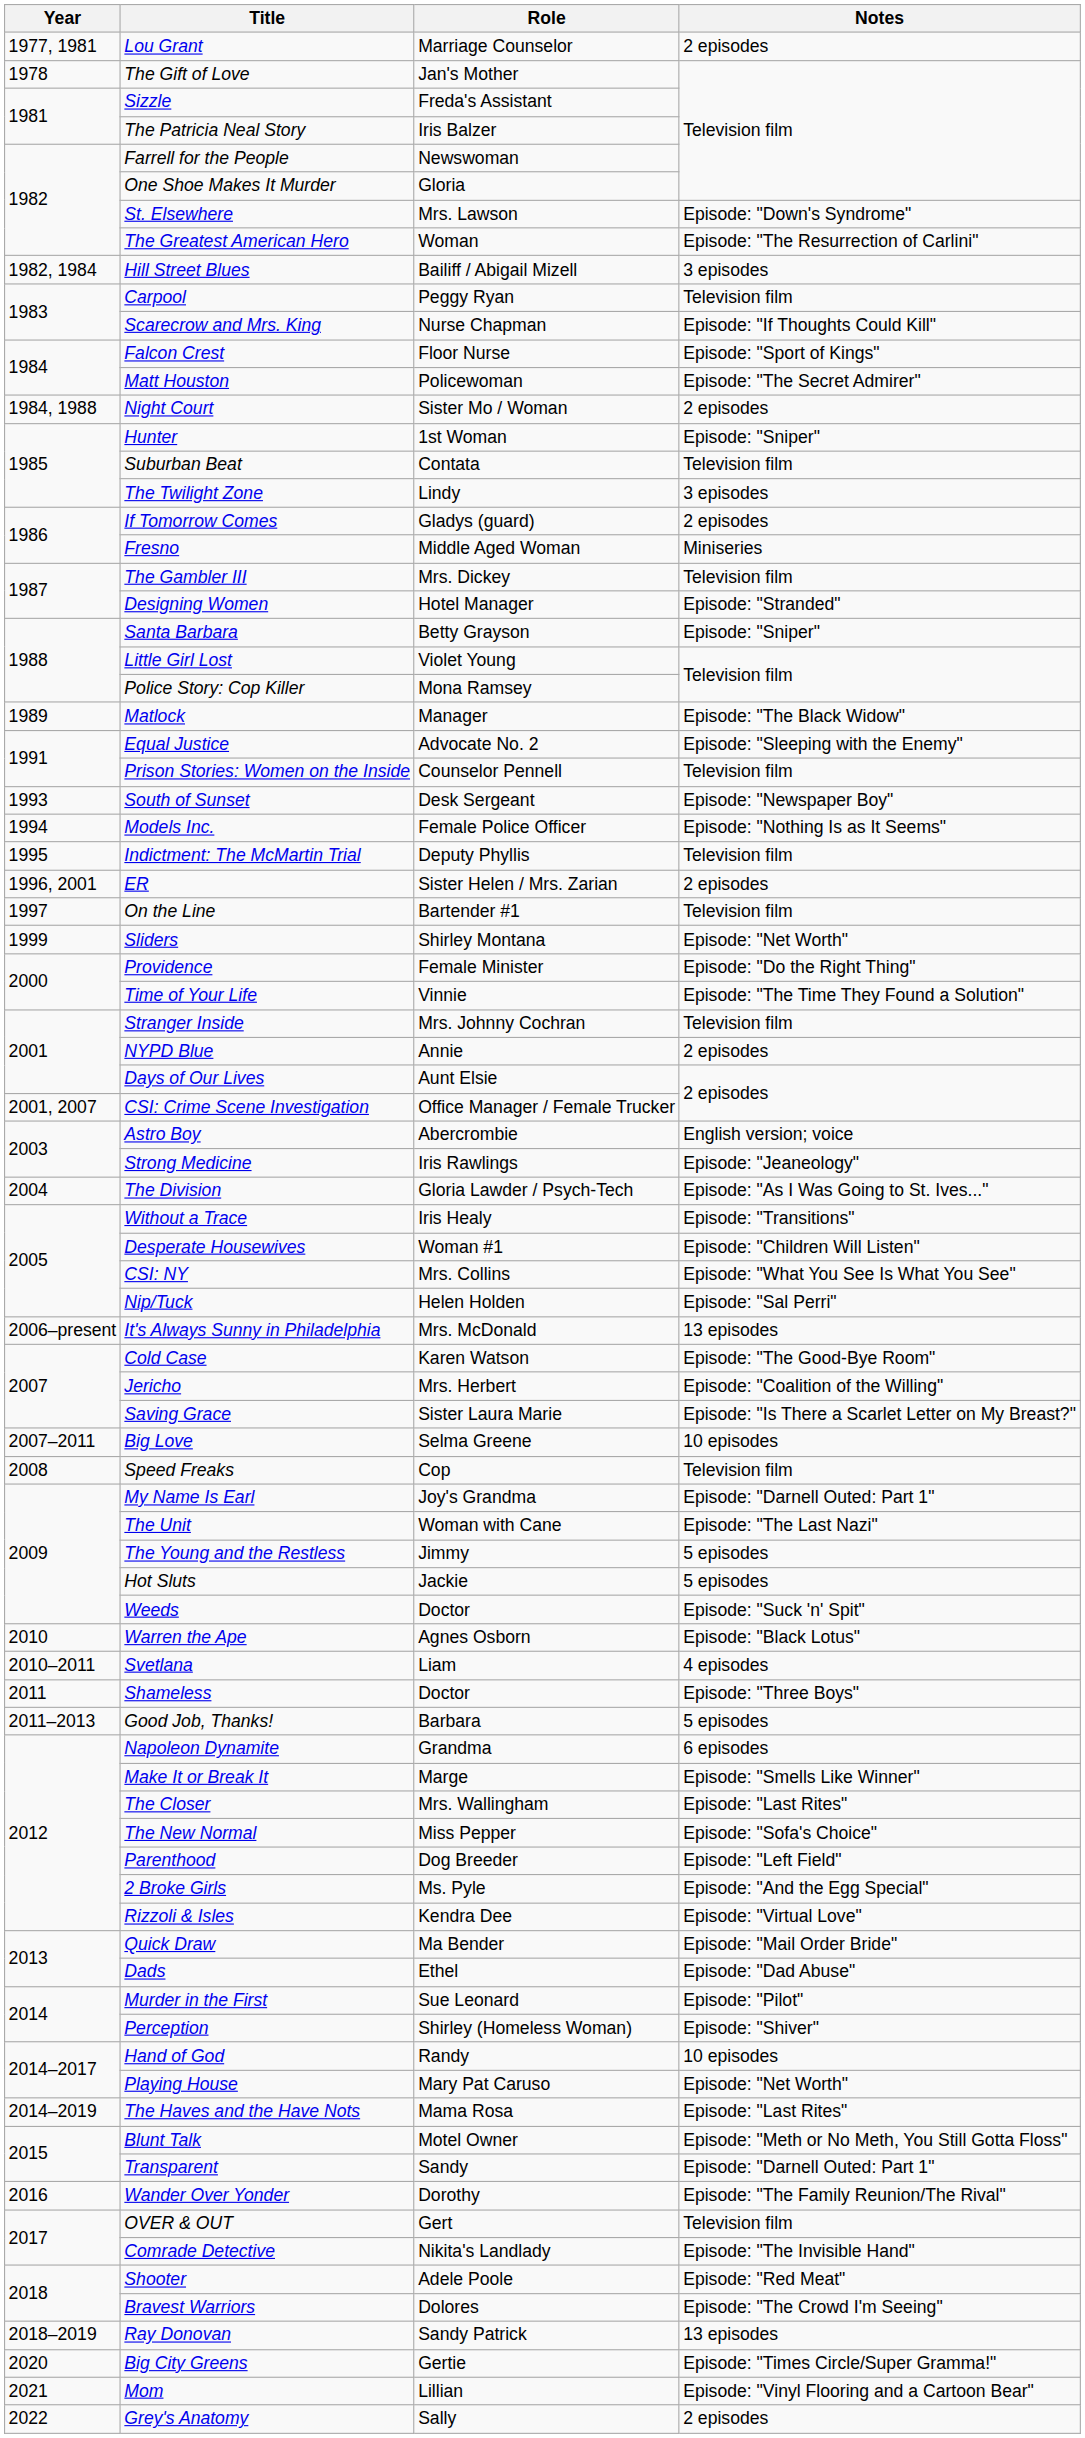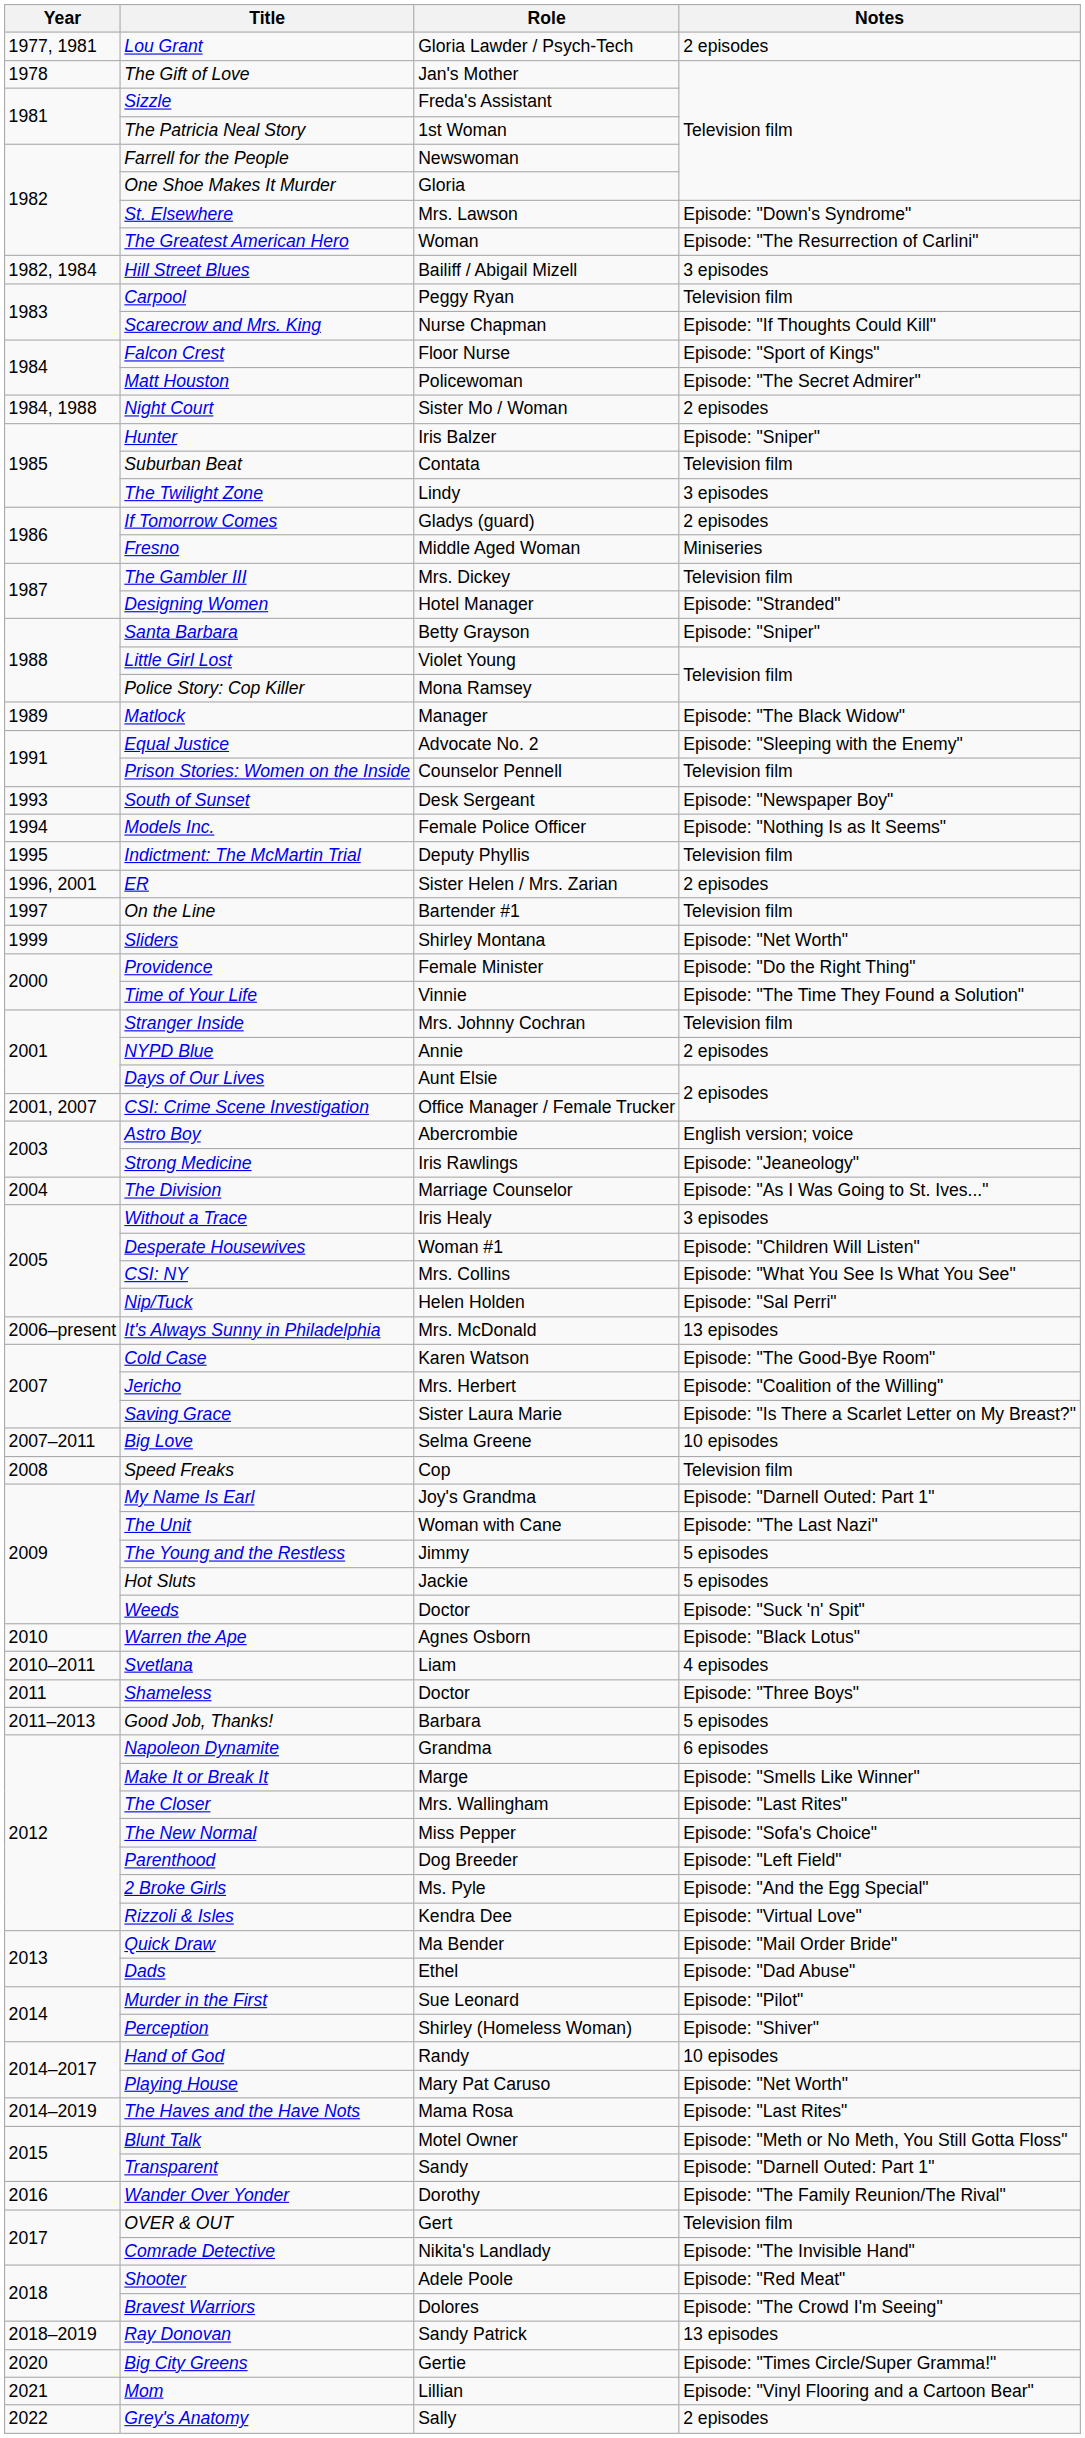(495, 46) Marriage Counselor -> (526, 46) Gloria Lawder / Psych-Tech
(457, 130) Iris Balzer -> (462, 130) 1st Woman
(462, 437) 1st Woman -> (457, 437) Iris Balzer
(526, 1190) Gloria Lawder / Psych-Tech -> (495, 1190) Marriage Counselor
(769, 1218) Episode: "Transitions" -> (726, 1218) 3 episodes
